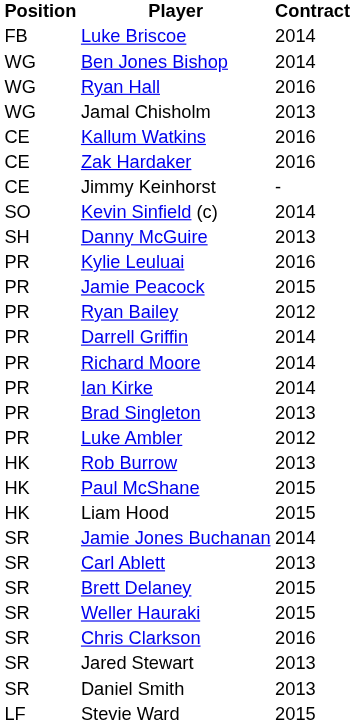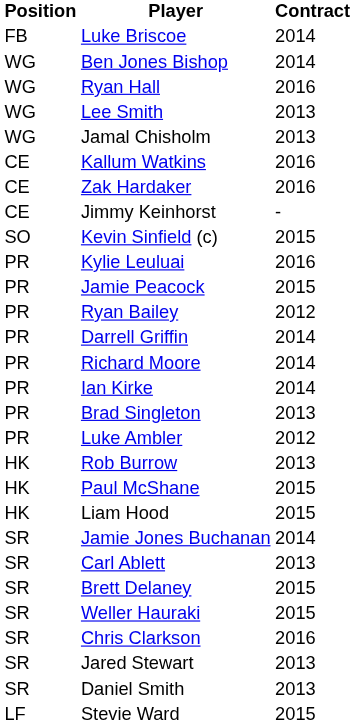+ row: (122, 111)
(295, 212) 2014 -> (295, 237) 2015
- row: (144, 237)
